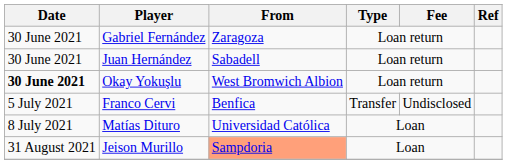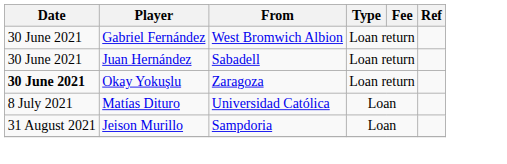(238, 37) Zaragoza -> (277, 37) West Bromwich Albion
(277, 81) West Bromwich Albion -> (238, 81) Zaragoza
- row: (139, 103)
(242, 147) lightsalmon background -> (242, 125) no background
